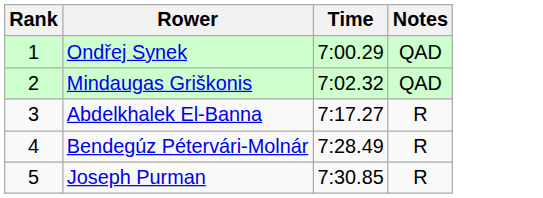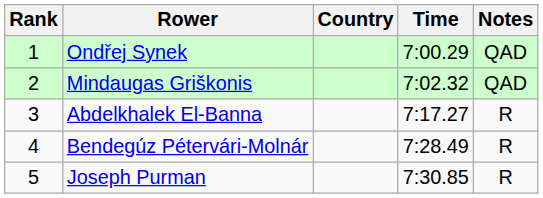+ column: (356, 20)
